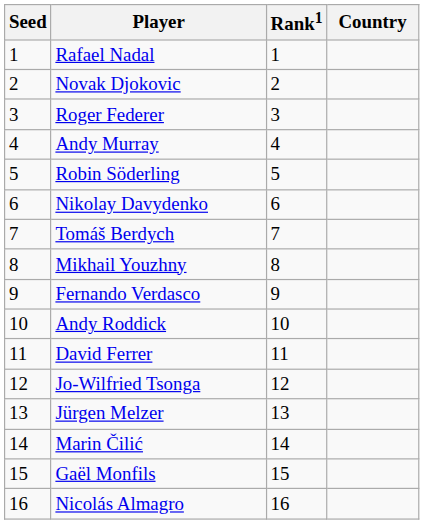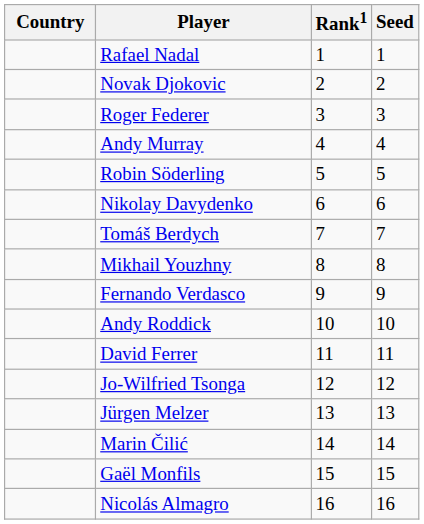columns swapped: (373, 22) <-> (28, 22)
